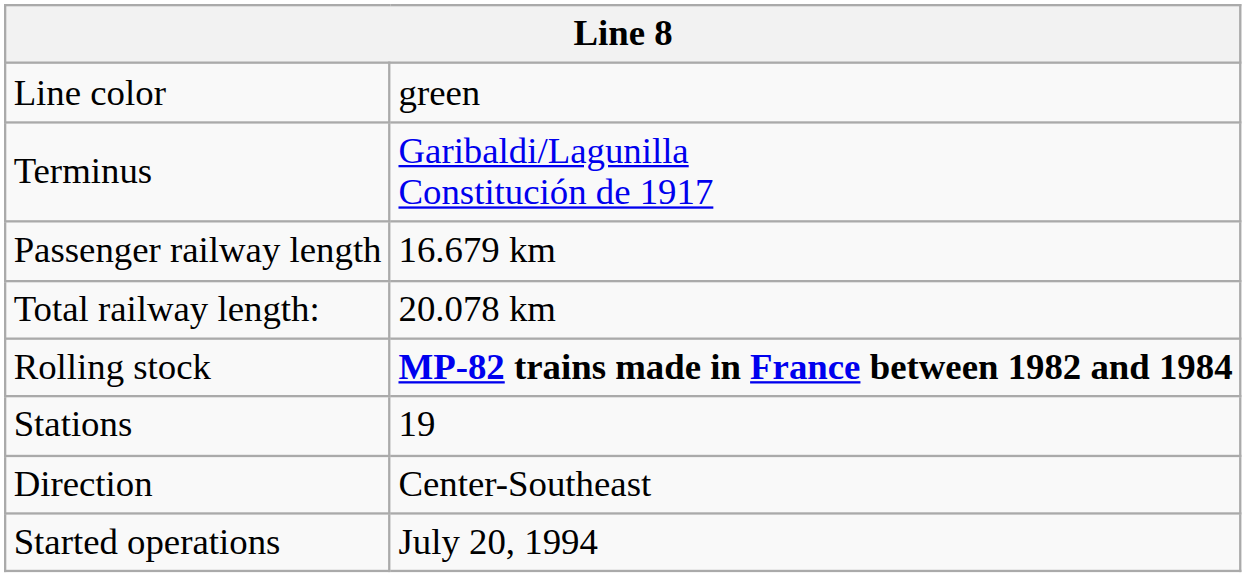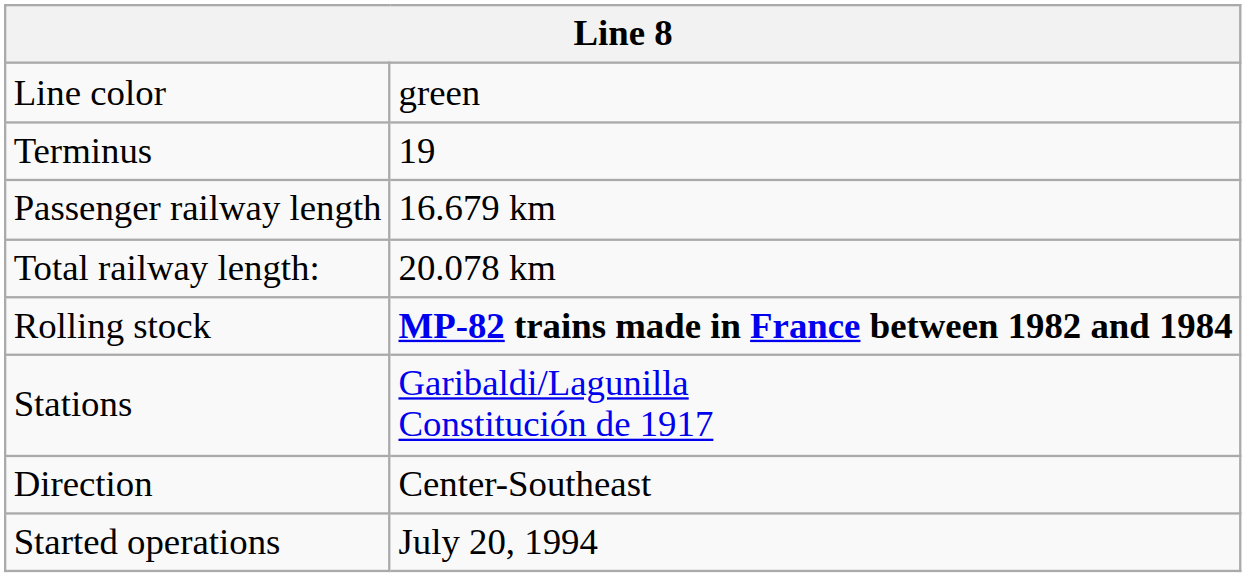(556, 171) Garibaldi/Lagunilla Constitución de 1917 -> (417, 150) 19
(417, 425) 19 -> (556, 404) Garibaldi/Lagunilla Constitución de 1917
